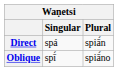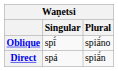rows swapped: (23, 43) <-> (23, 58)
